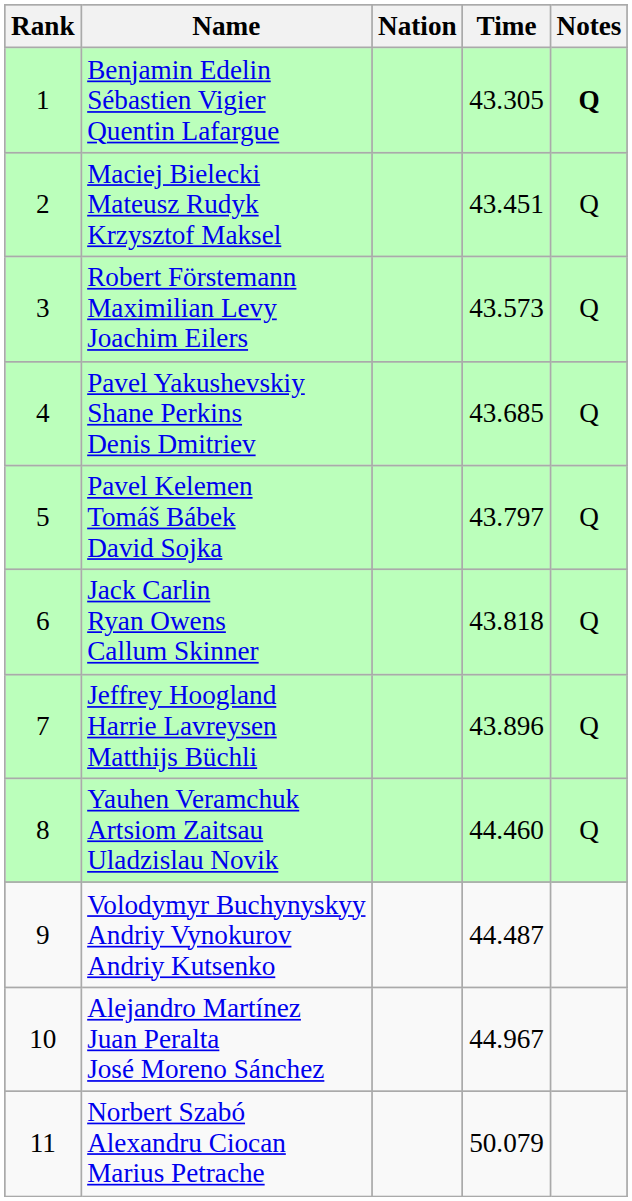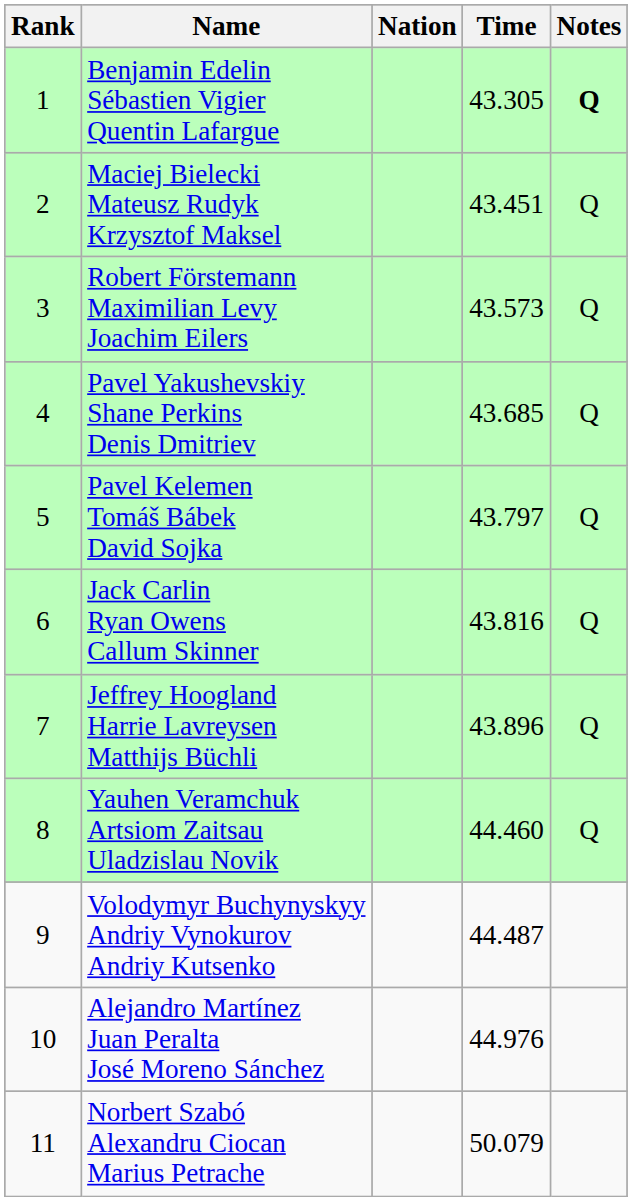(507, 621) 43.818 -> (507, 621) 43.816
(507, 1038) 44.967 -> (507, 1038) 44.976
